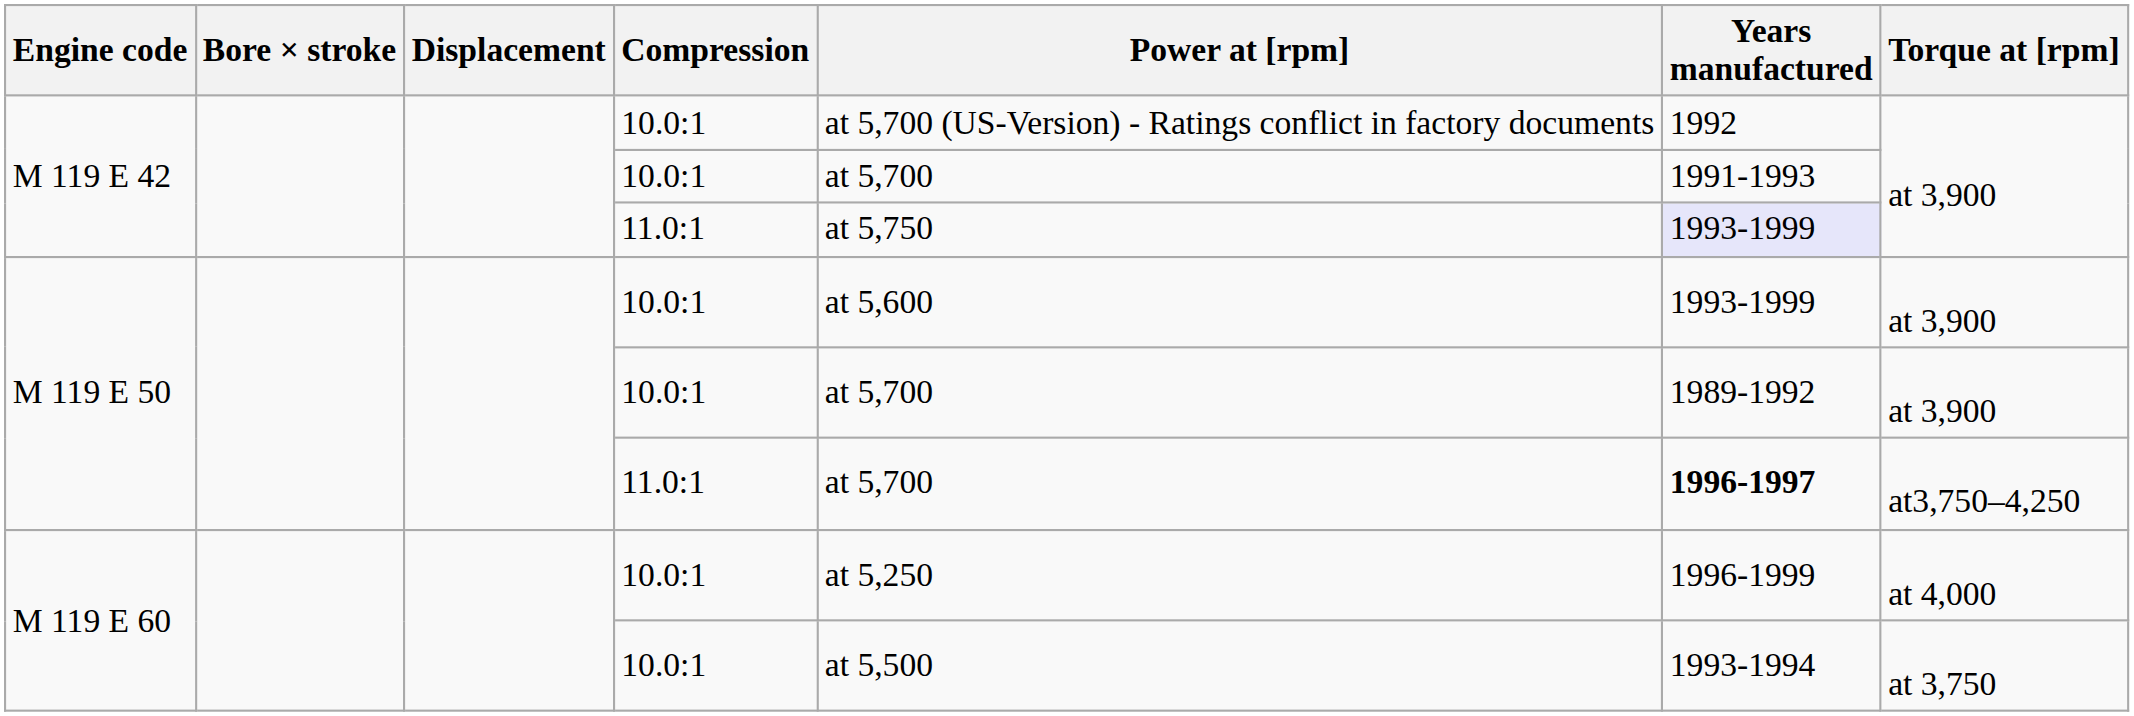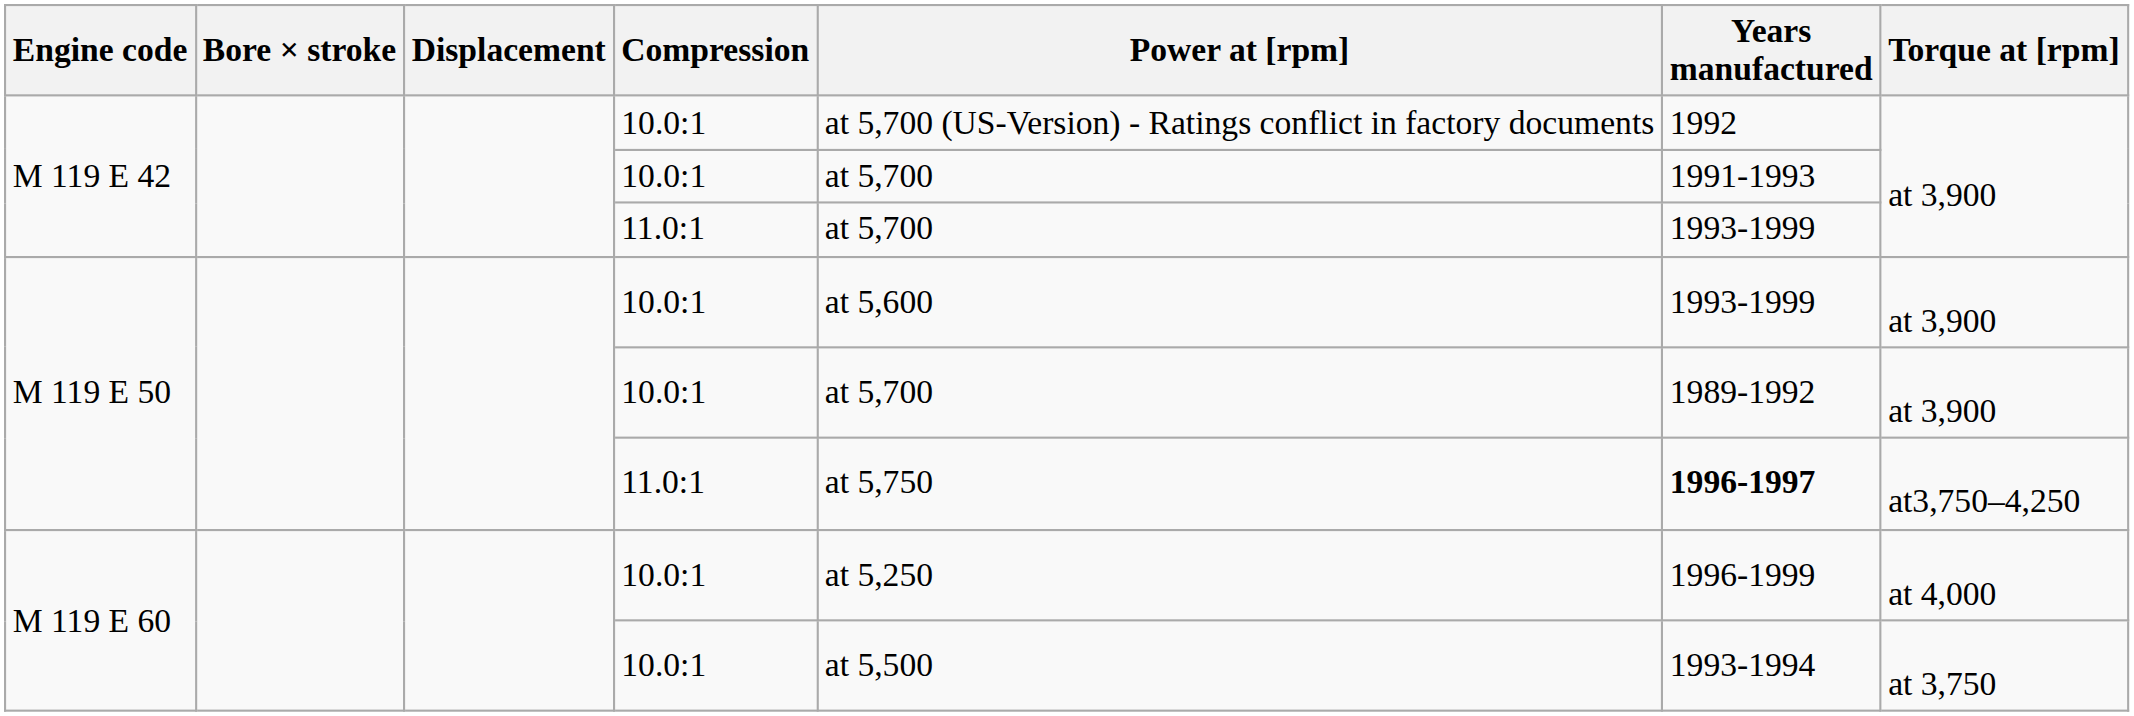(879, 228) at 5,750 -> (879, 228) at 5,700
(1743, 228) lavender background -> (1743, 228) no background
(879, 483) at 5,700 -> (879, 483) at 5,750
